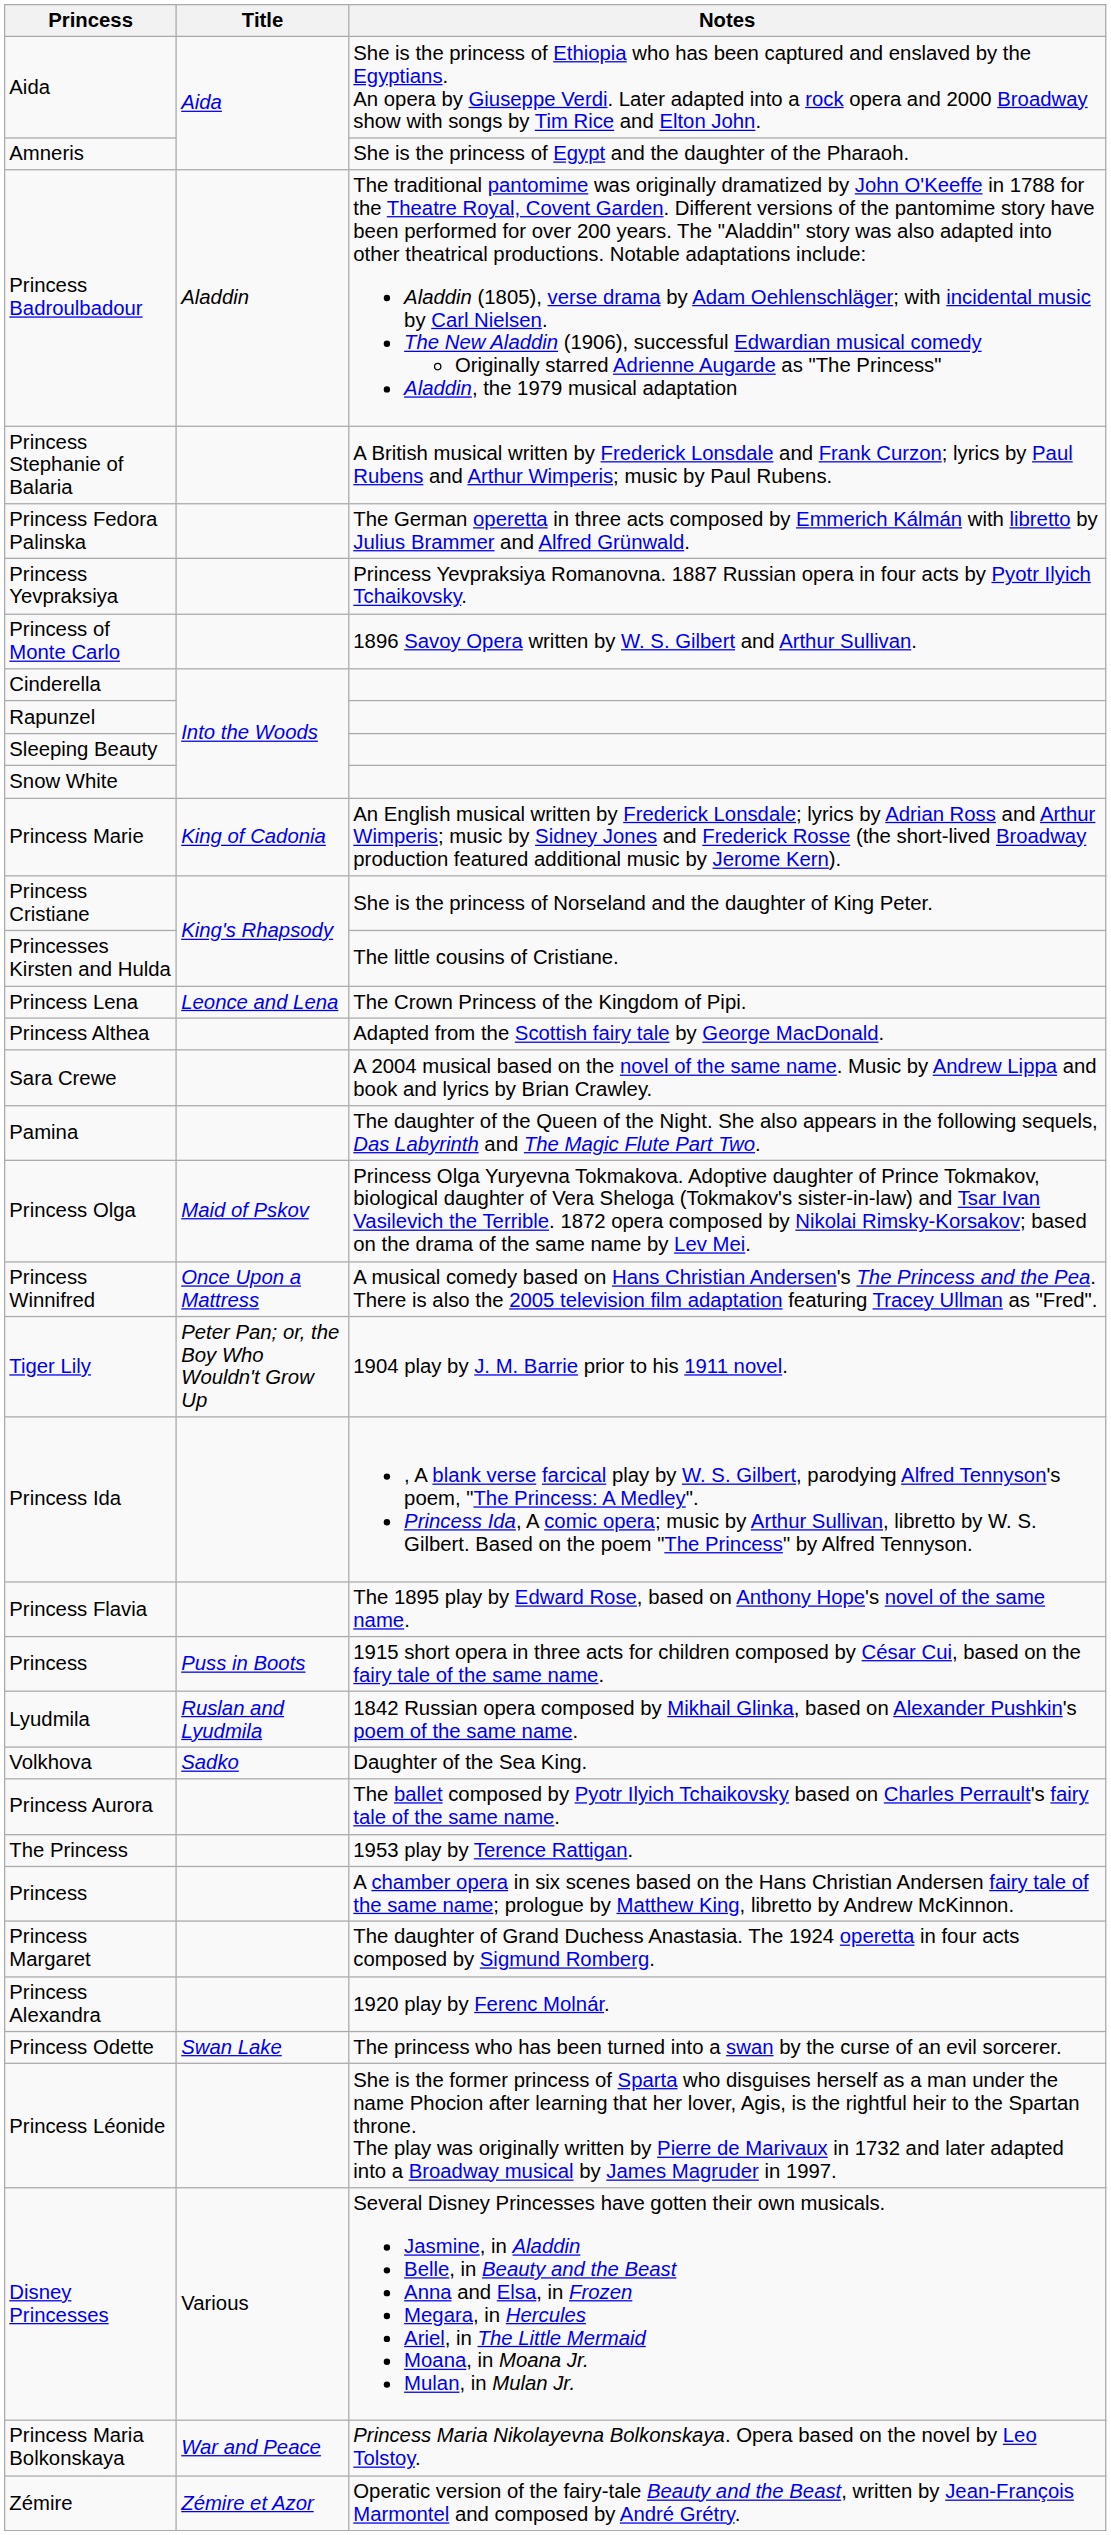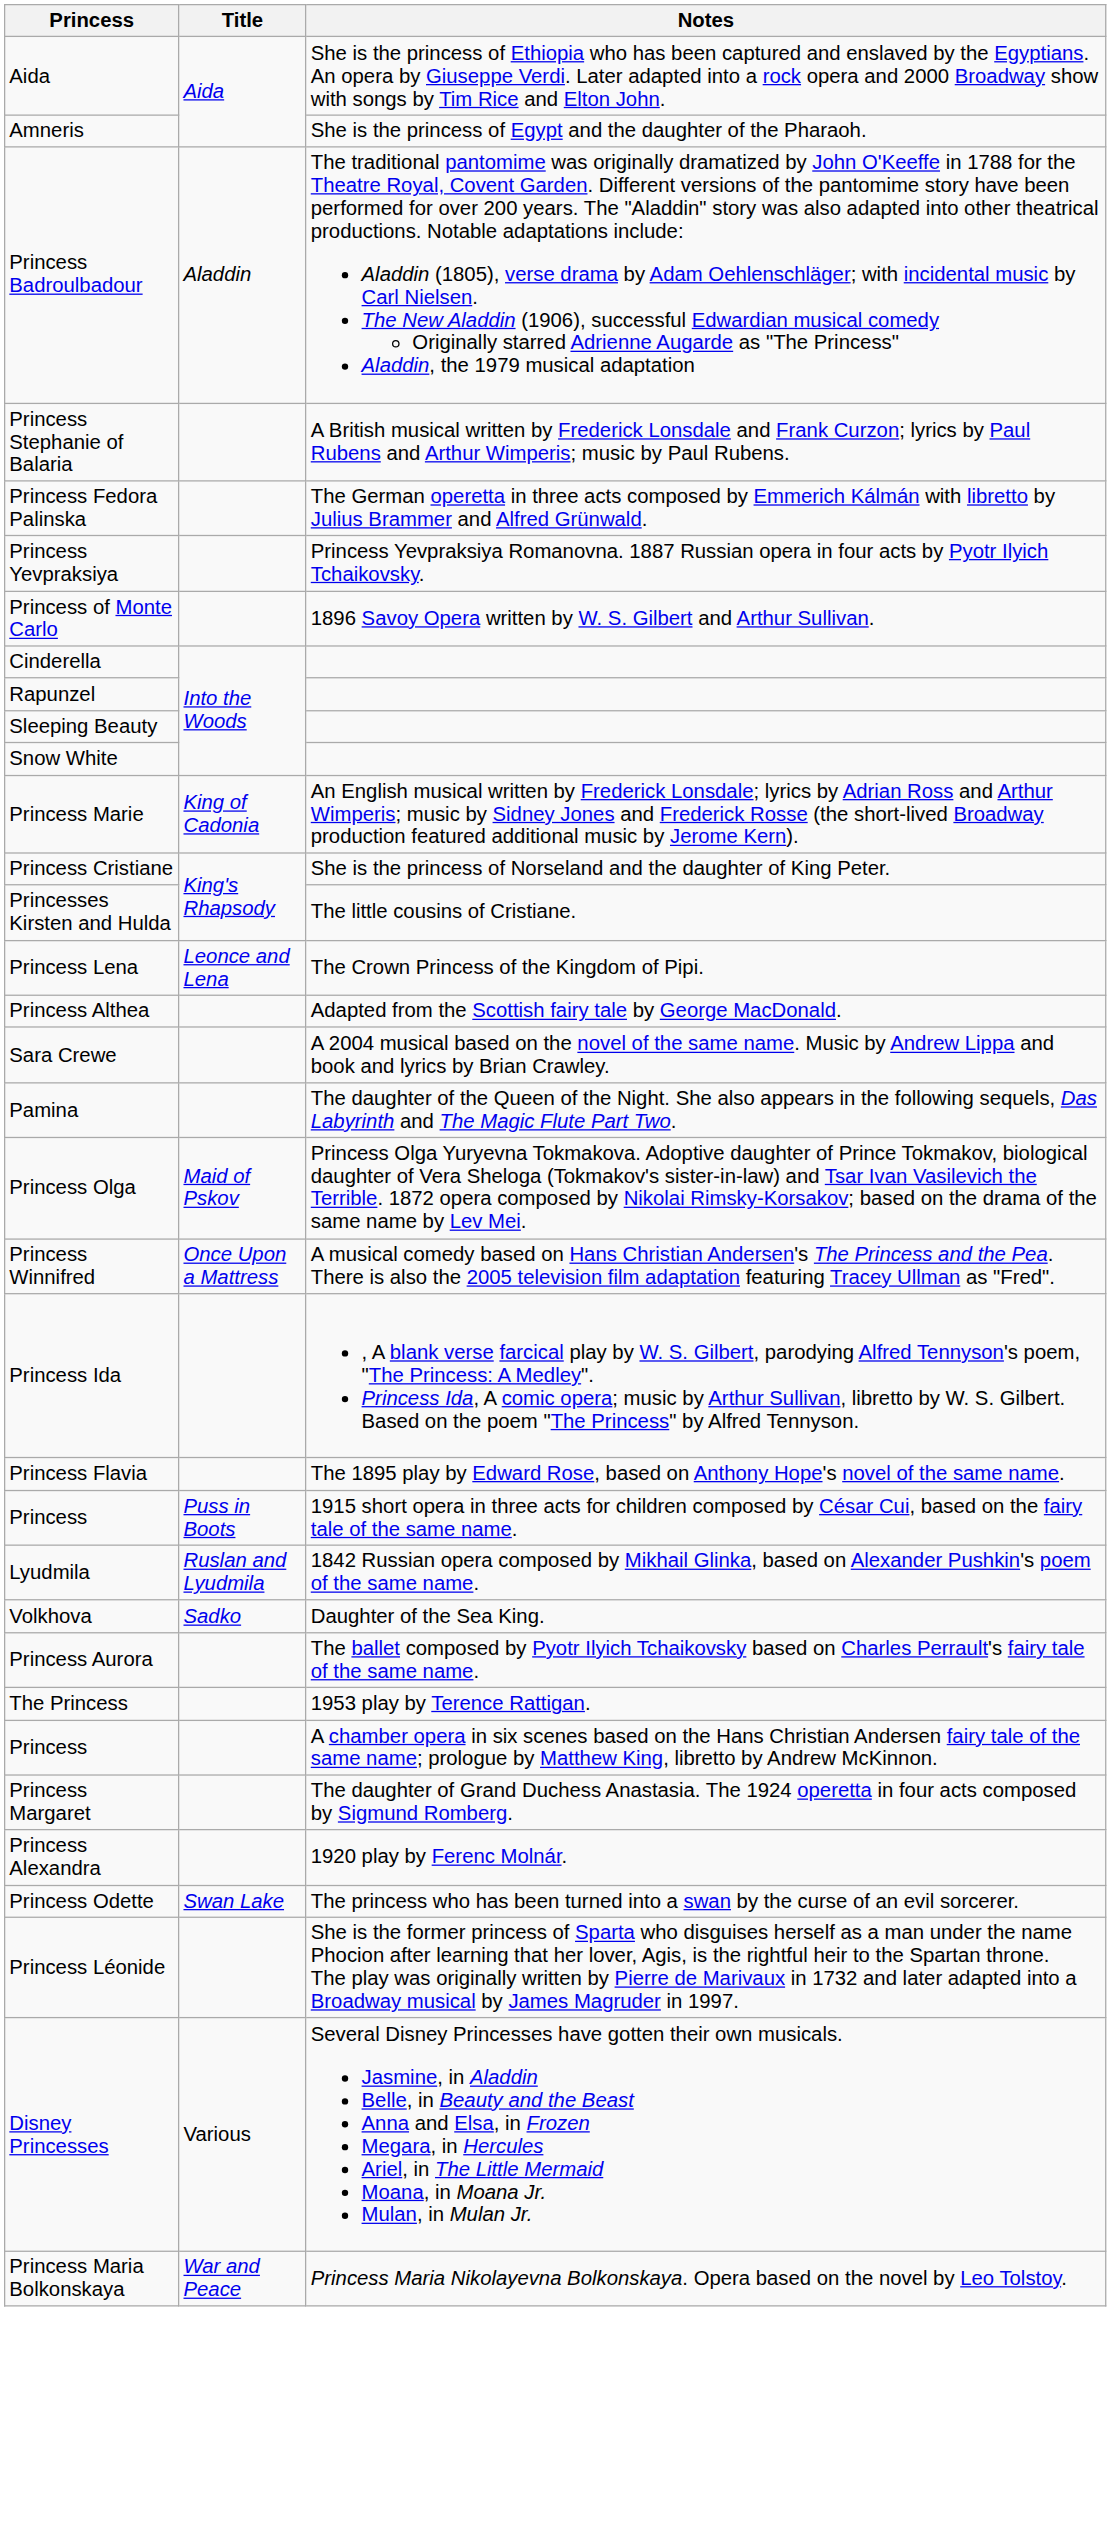- row: (50, 1366)
- row: (41, 2502)
